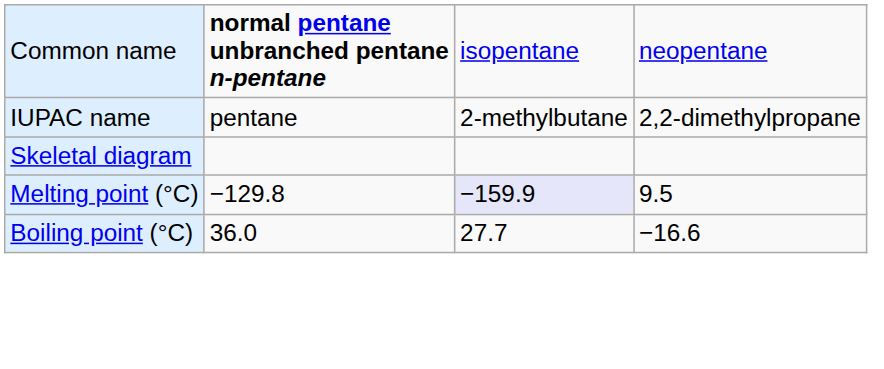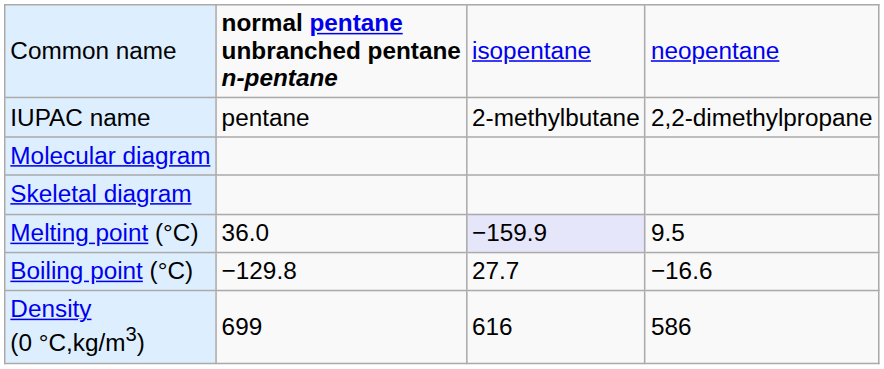+ row: (110, 155)
(247, 194) −129.8 -> (245, 232) 36.0
(233, 232) 36.0 -> (259, 271) −129.8
+ row: (78, 326)
